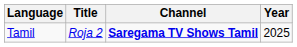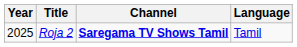columns swapped: (277, 13) <-> (35, 13)
